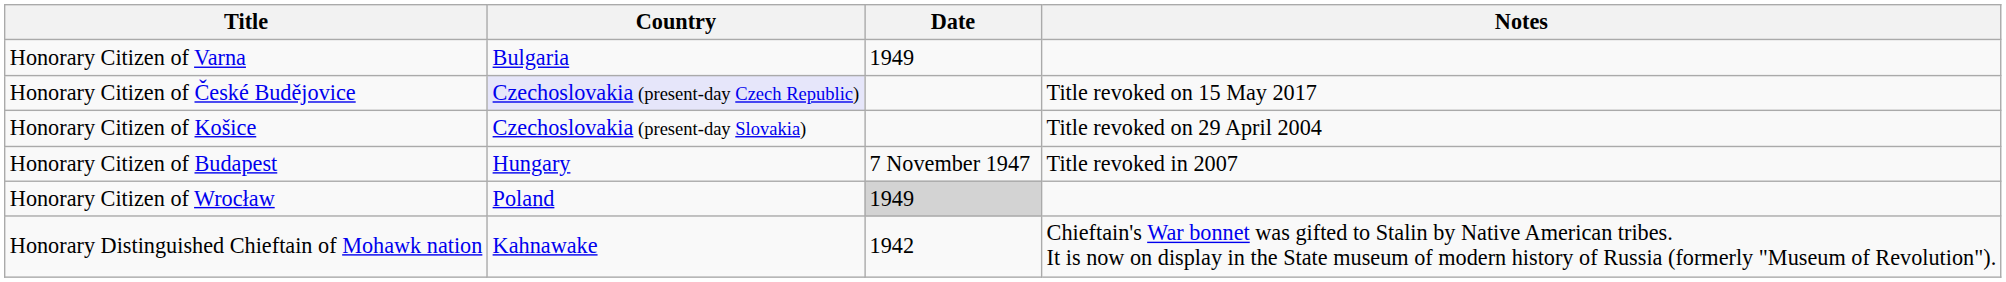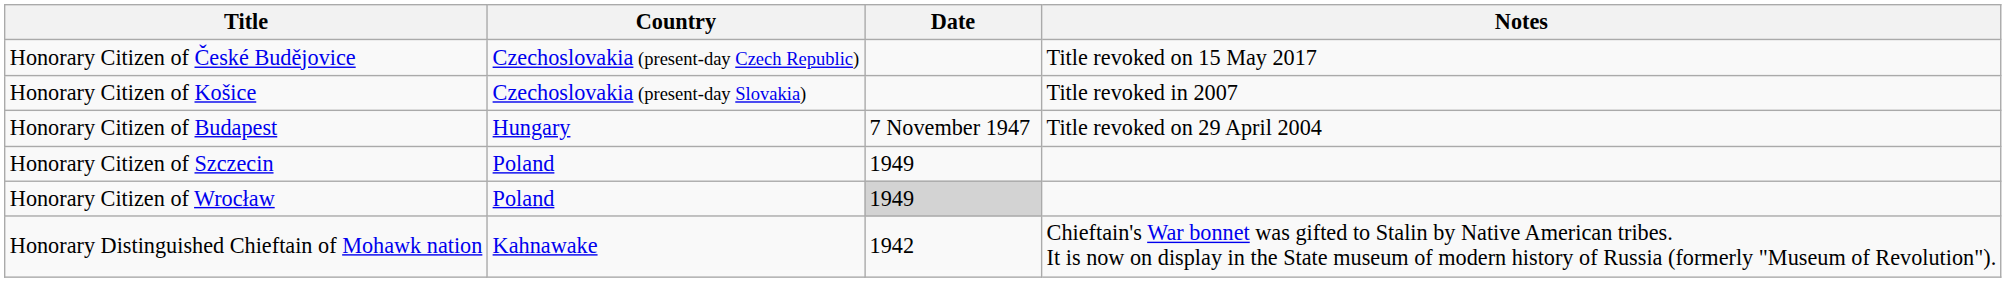- row: (128, 57)
(676, 92) lavender background -> (676, 57) no background
(1184, 127) Title revoked on 29 April 2004 -> (1142, 92) Title revoked in 2007
(1142, 163) Title revoked in 2007 -> (1184, 127) Title revoked on 29 April 2004
+ row: (142, 163)
